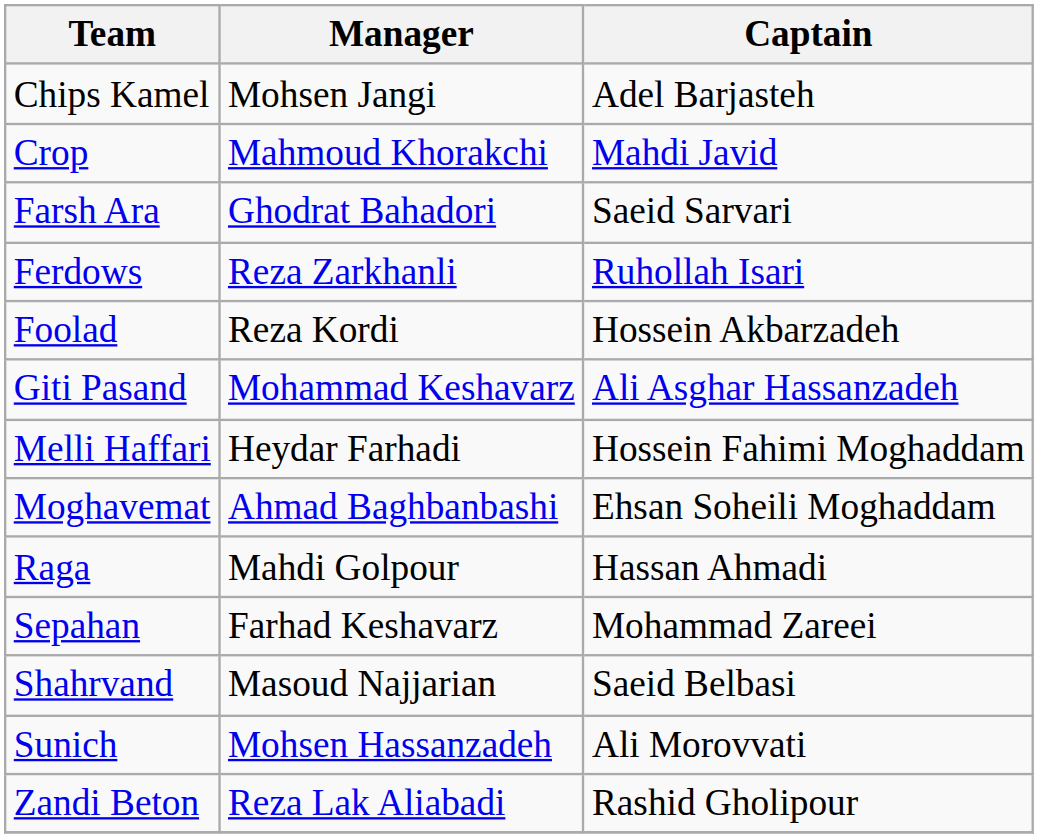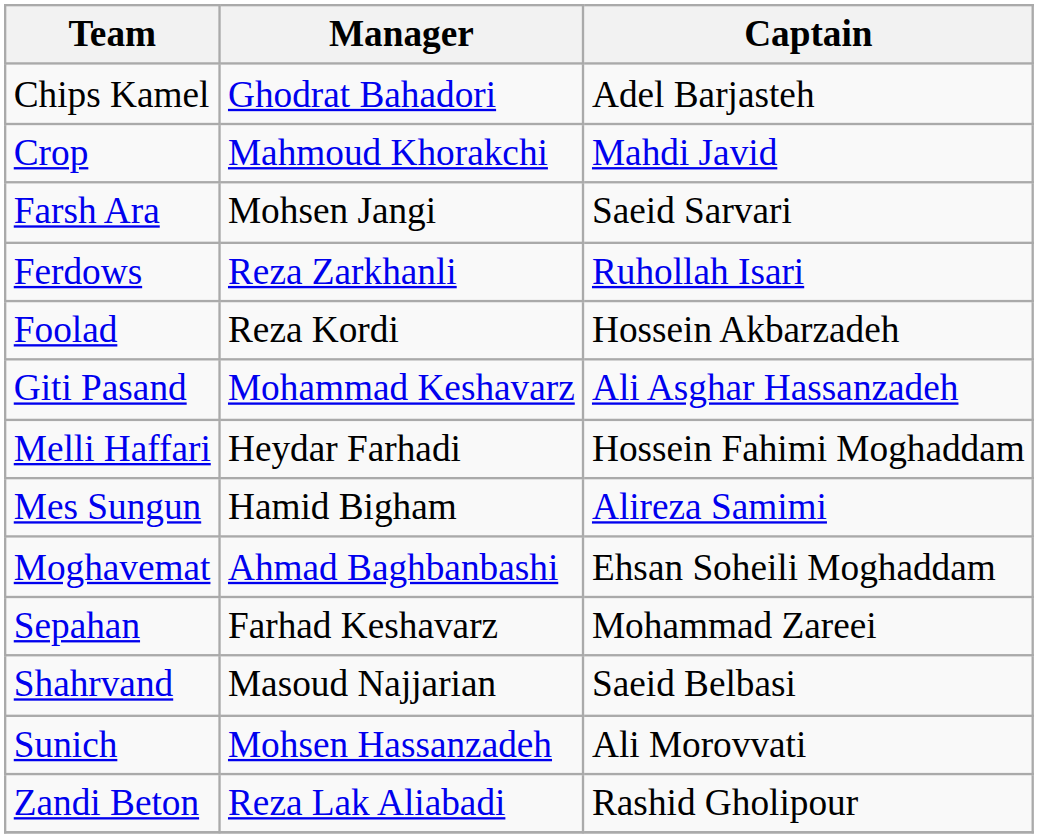(332, 93) Mohsen Jangi -> (362, 93) Ghodrat Bahadori
(362, 211) Ghodrat Bahadori -> (332, 211) Mohsen Jangi
+ row: (107, 507)
- row: (52, 566)
